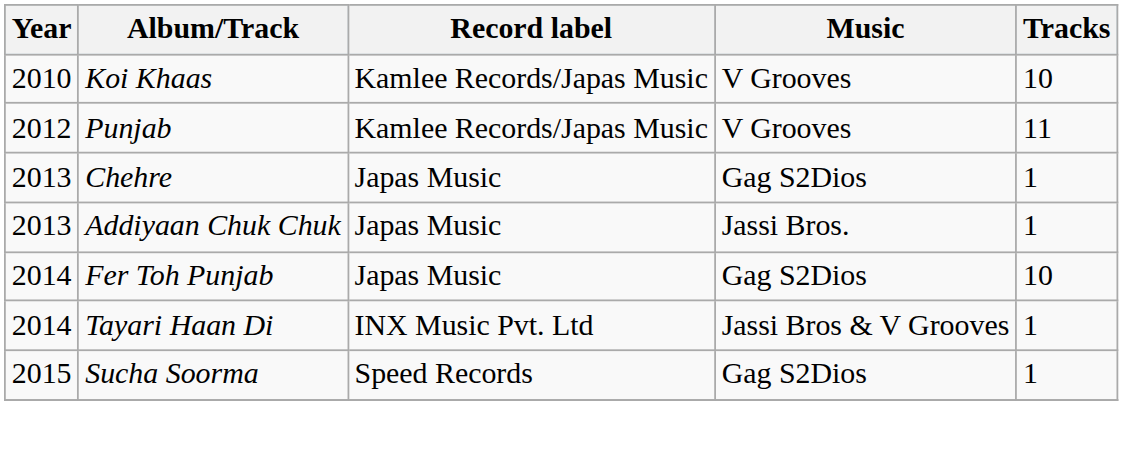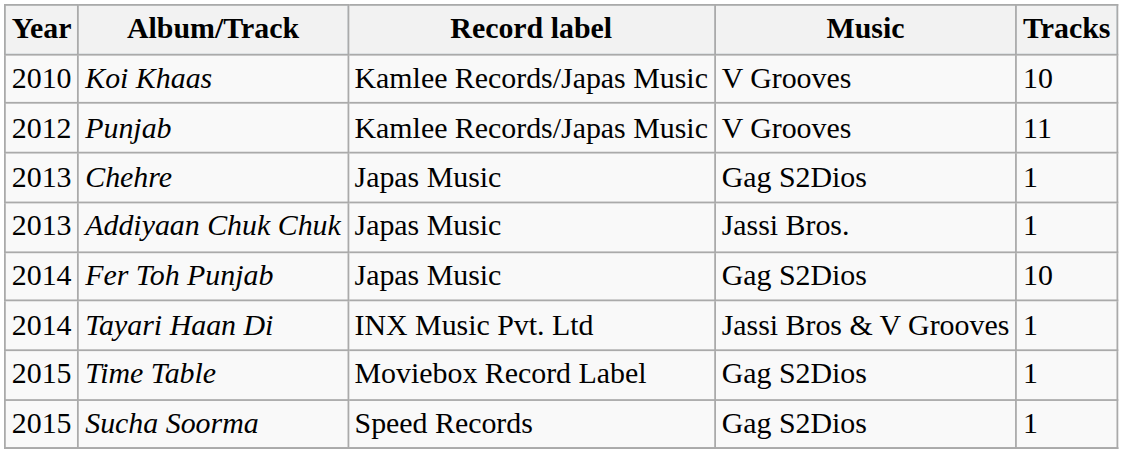+ row: (151, 374)
